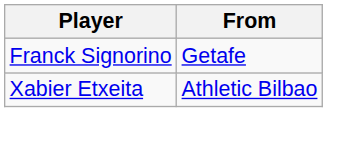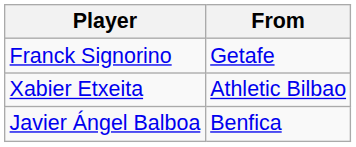+ row: (105, 123)
